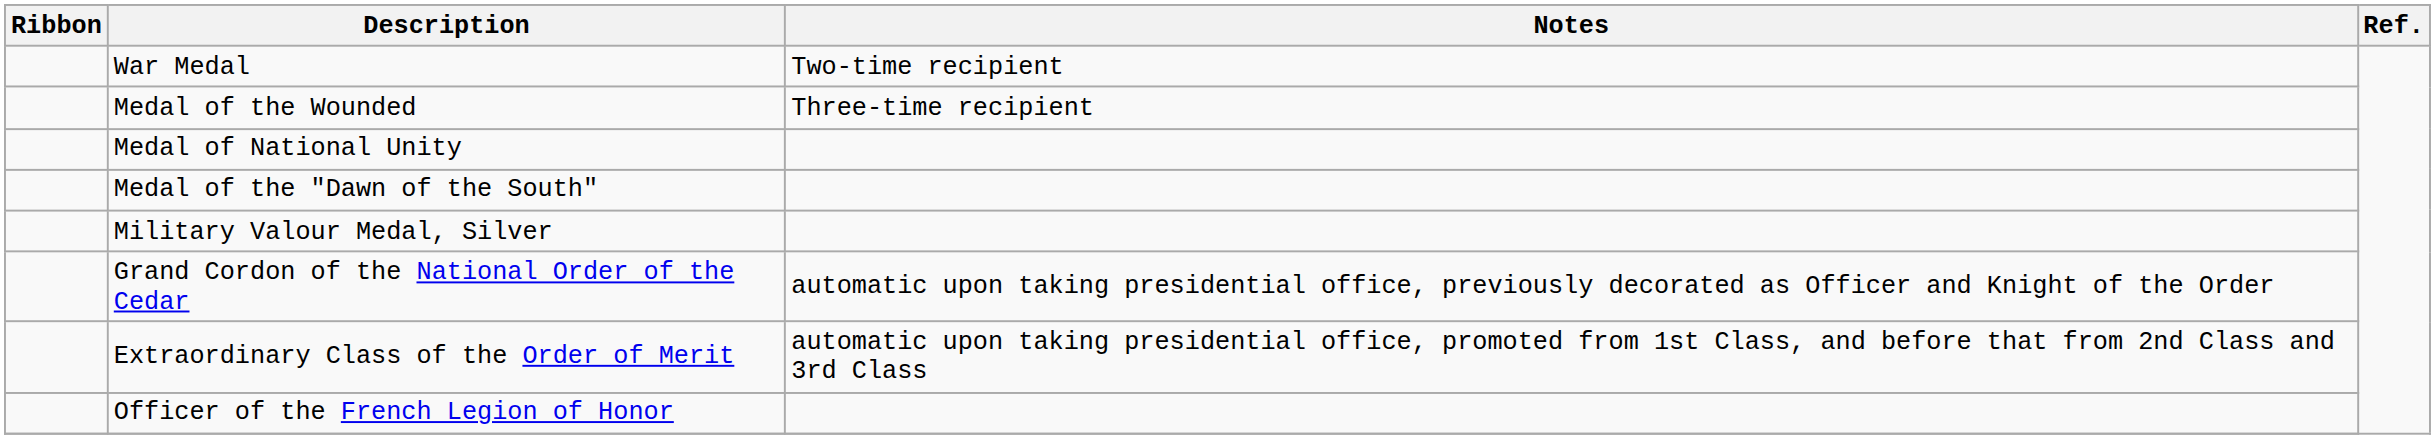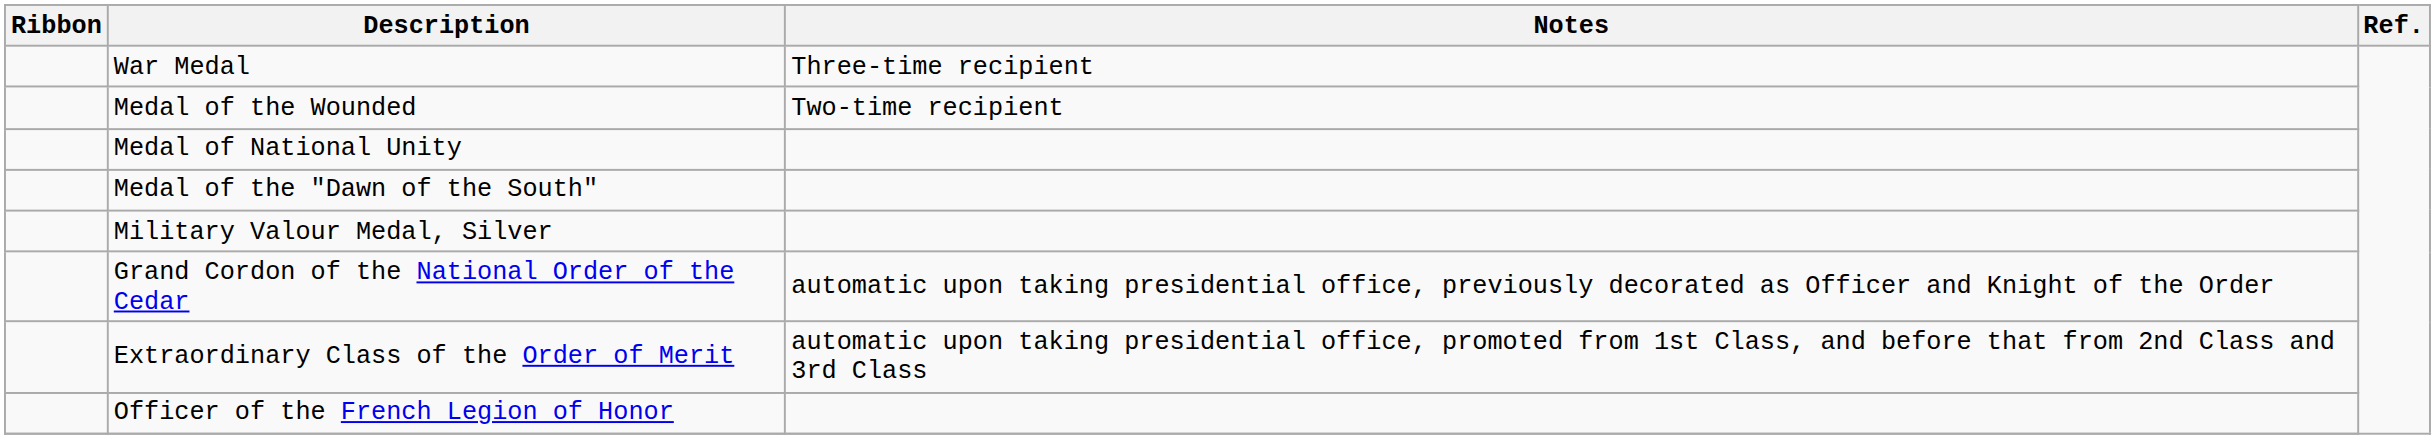(927, 67) Two-time recipient -> (943, 67) Three-time recipient
(943, 108) Three-time recipient -> (927, 108) Two-time recipient
